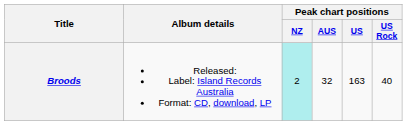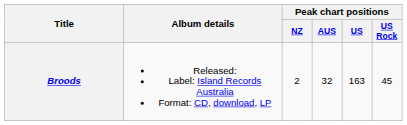(297, 81) paleturquoise background -> (297, 81) no background
(387, 81) 40 -> (387, 81) 45
